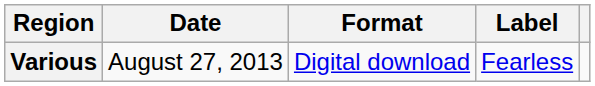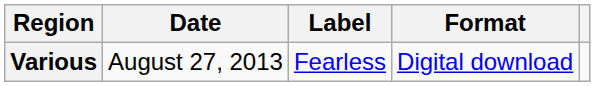columns swapped: (382, 23) <-> (527, 23)
